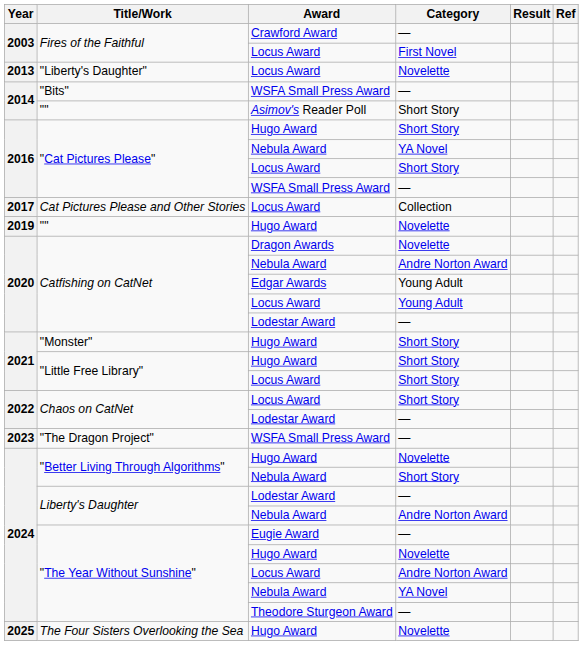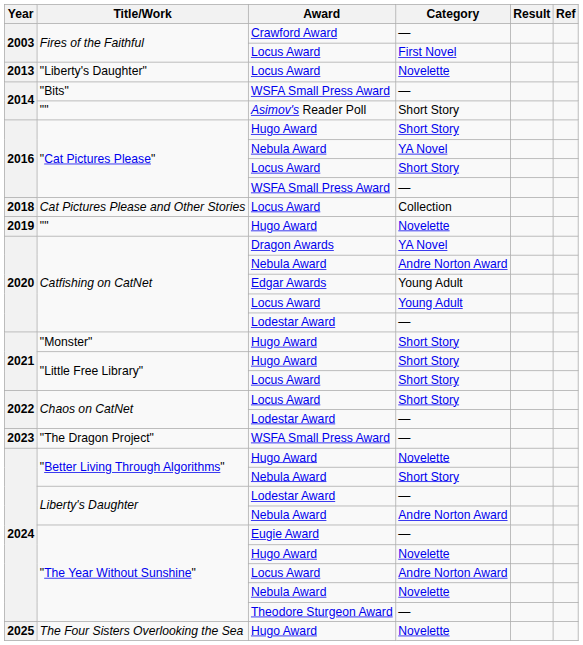(21, 206) 2017 -> (21, 206) 2018
(424, 245) Novelette -> (423, 245) YA Novel
(423, 592) YA Novel -> (424, 592) Novelette
